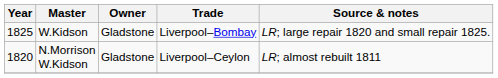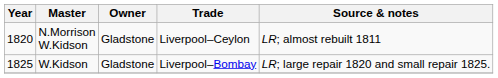rows swapped: (67, 57) <-> (63, 32)
